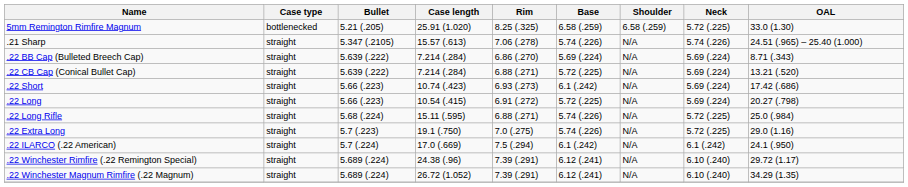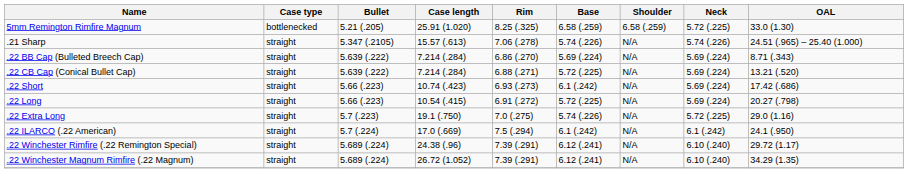- row: (34, 116)
